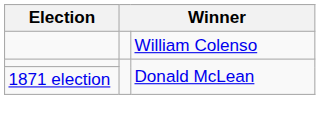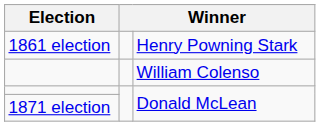+ row: (59, 45)
